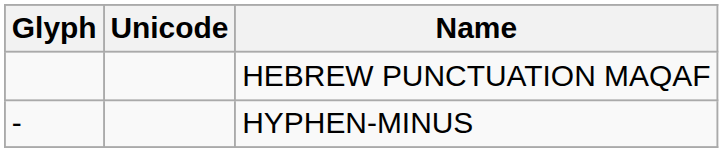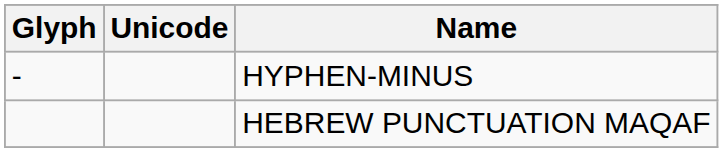rows swapped: (476, 75) <-> (358, 123)
